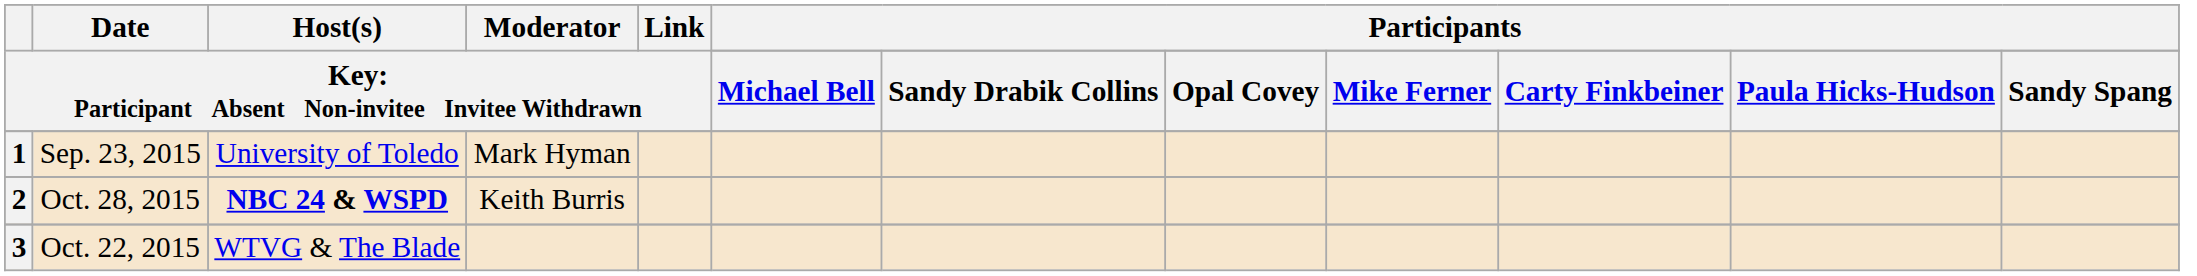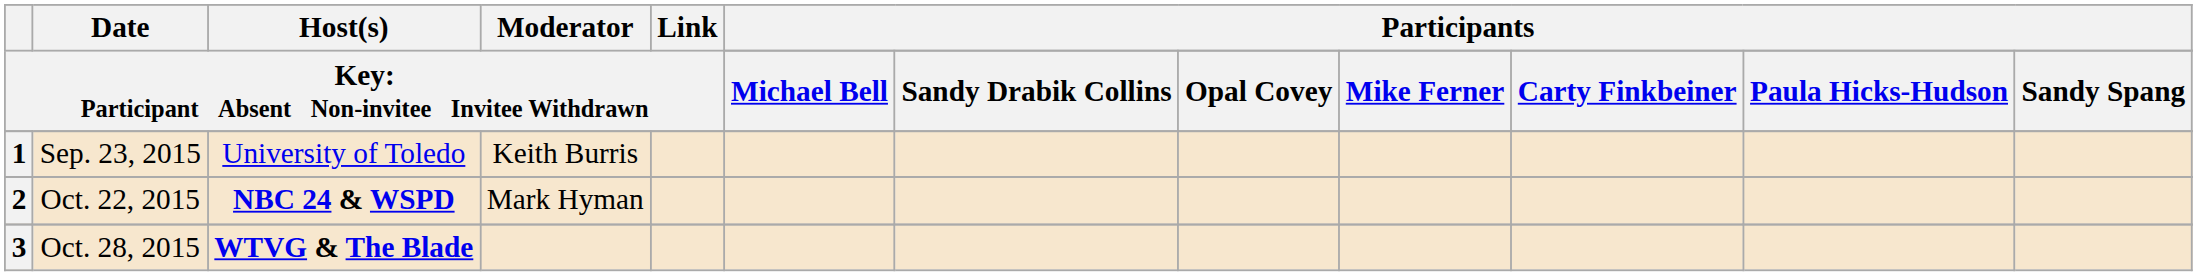(552, 153) Mark Hyman -> (565, 153) Keith Burris
(120, 199) Oct. 28, 2015 -> (120, 199) Oct. 22, 2015
(552, 199) Keith Burris -> (565, 199) Mark Hyman
(120, 246) Oct. 22, 2015 -> (120, 246) Oct. 28, 2015
(337, 246) normal -> (344, 246) bold
